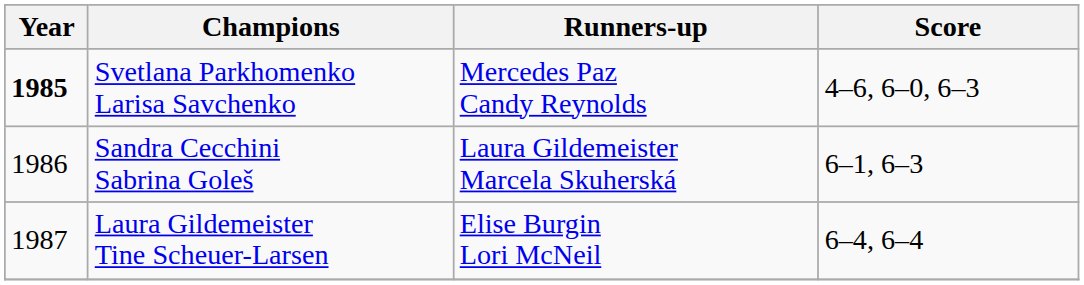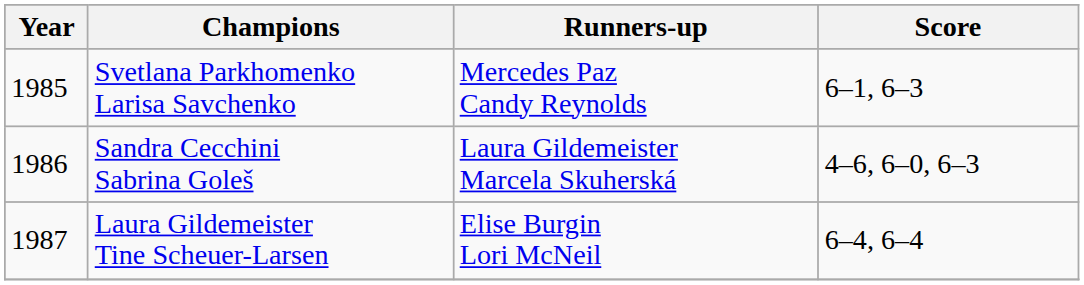(40, 87) bold -> (40, 87) normal
(902, 87) 4–6, 6–0, 6–3 -> (874, 87) 6–1, 6–3
(874, 163) 6–1, 6–3 -> (902, 163) 4–6, 6–0, 6–3
